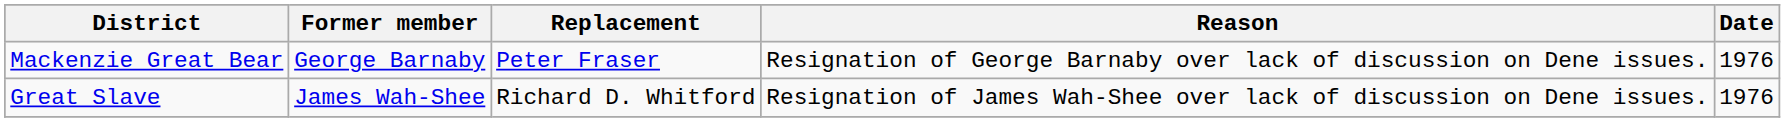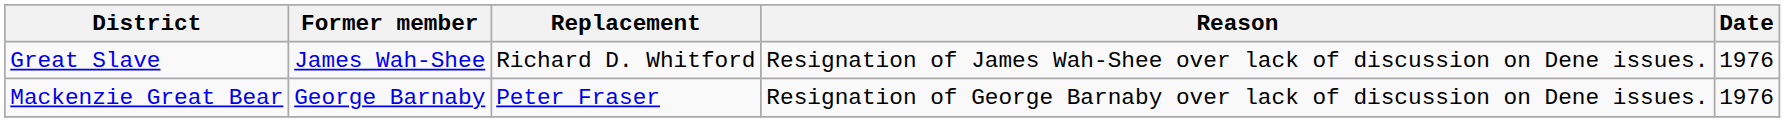rows swapped: (85, 98) <-> (147, 60)
